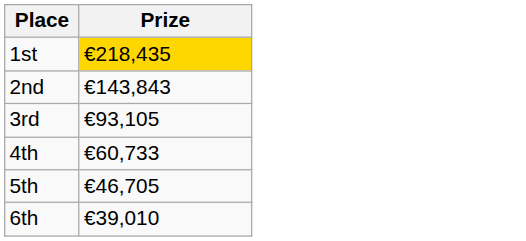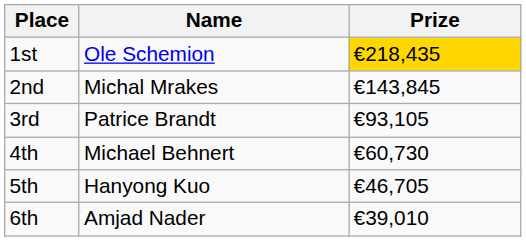+ column: (214, 20)
(127, 86) €143,843 -> (397, 86) €143,845
(122, 152) €60,733 -> (391, 152) €60,730
